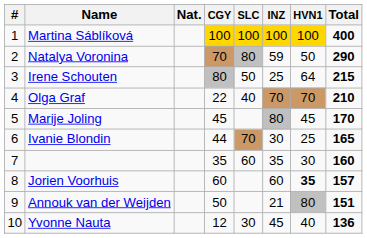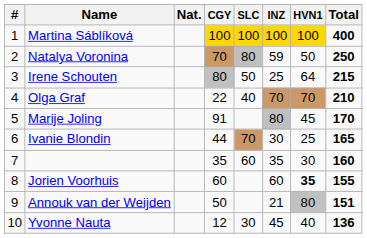(344, 56) 290 -> (344, 56) 250
(220, 118) 45 -> (220, 118) 91
(344, 181) 157 -> (344, 181) 155
